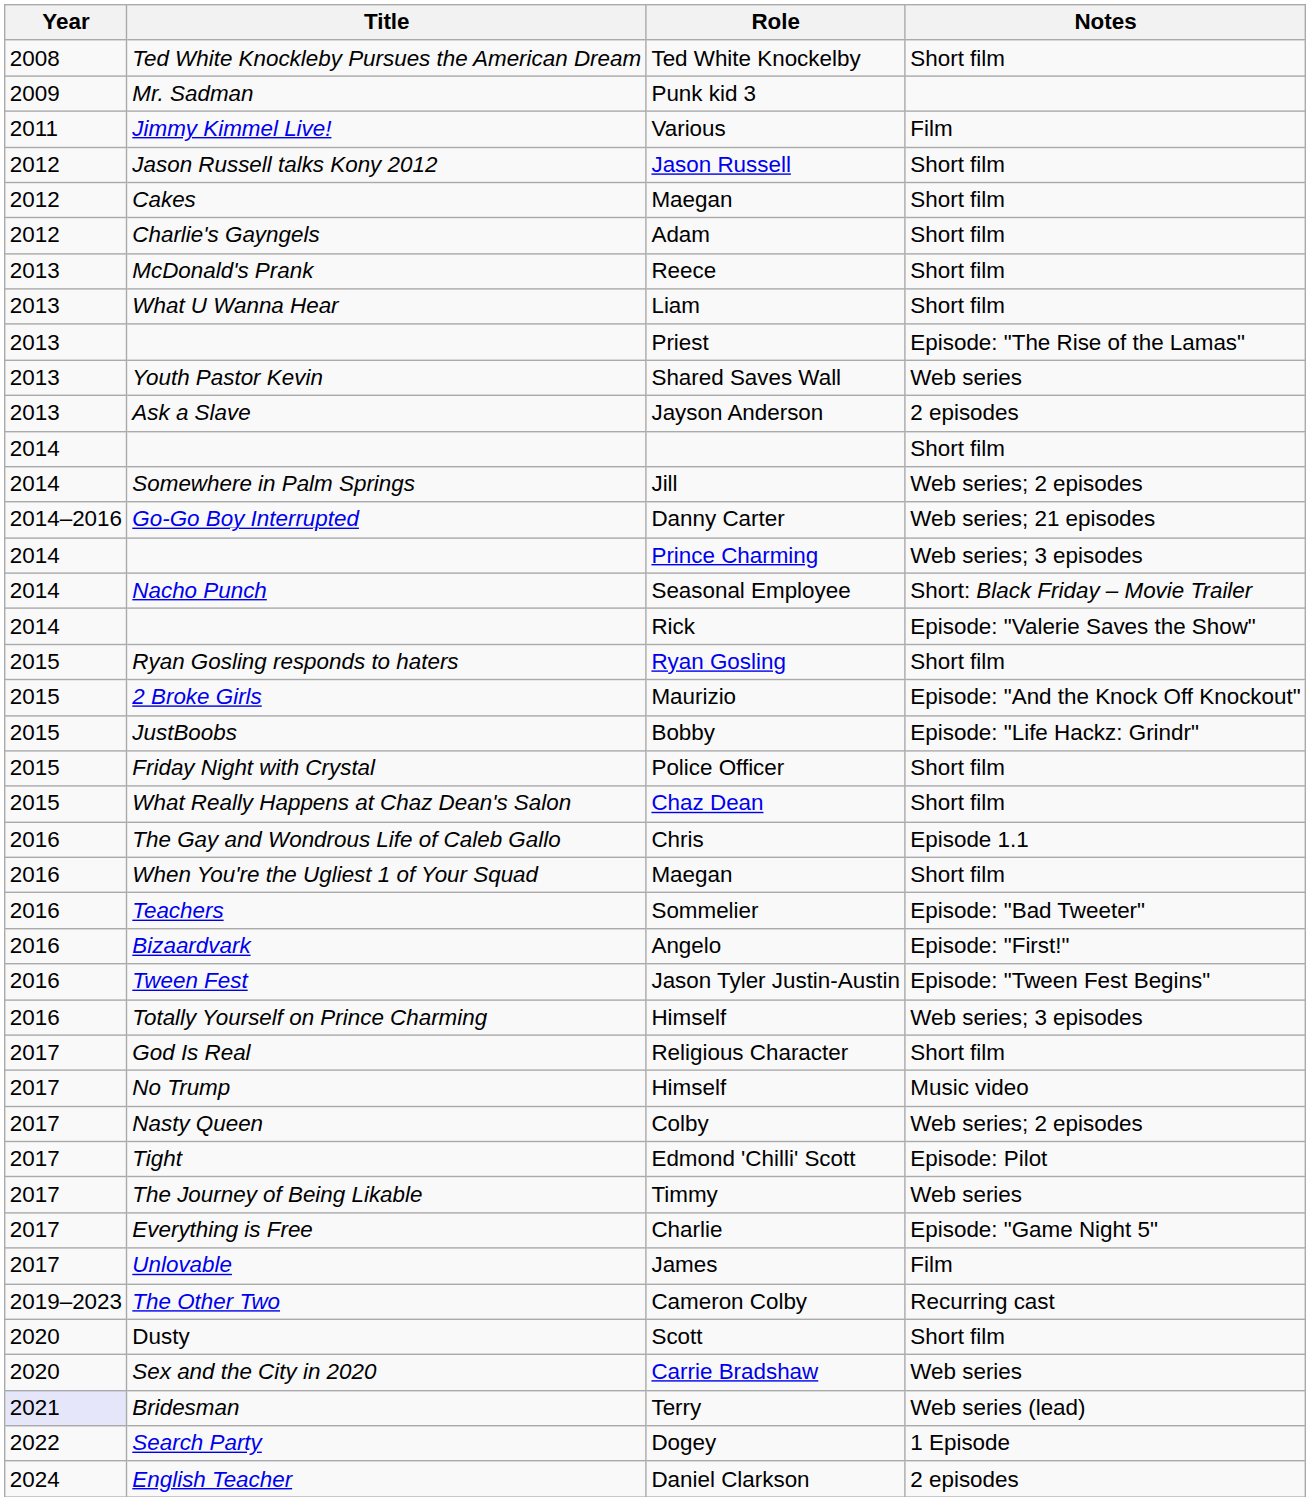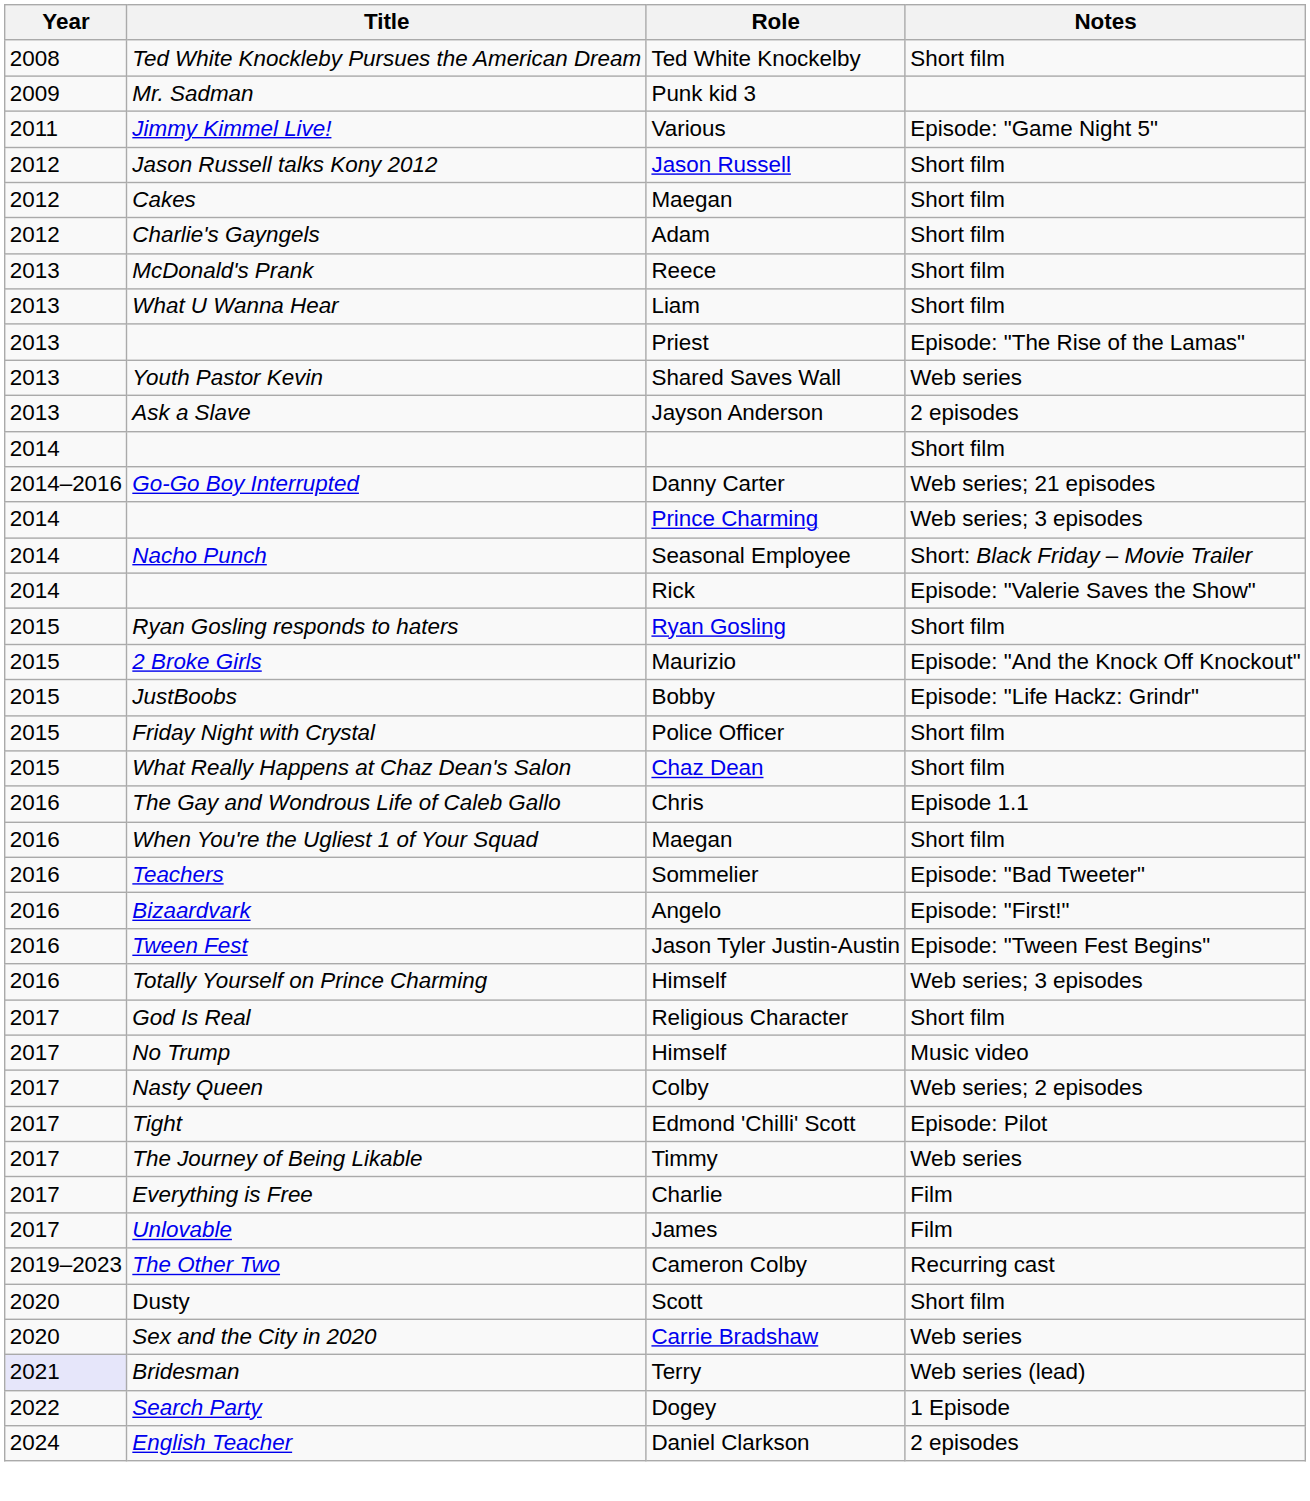(932, 128) Film -> (1034, 128) Episode: "Game Night 5"
- row: (274, 484)
(1034, 1230) Episode: "Game Night 5" -> (932, 1194) Film
